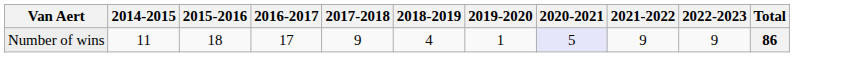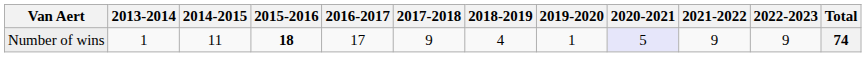+ column: (144, 16)
(215, 39) normal -> (286, 39) bold
(770, 39) 86 -> (841, 39) 74
